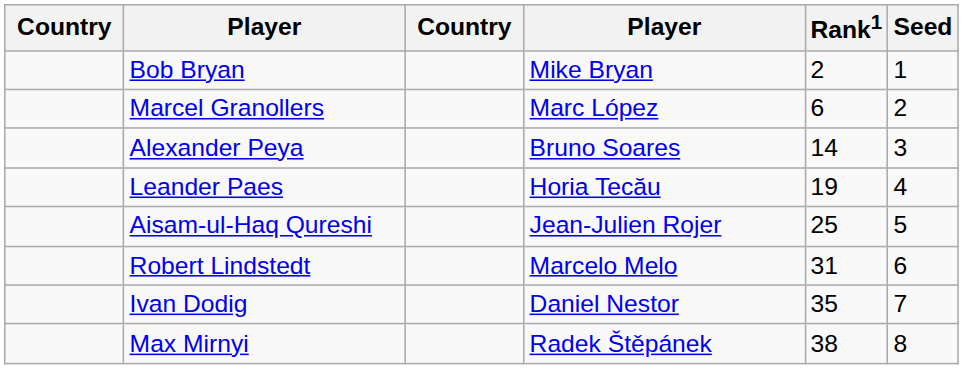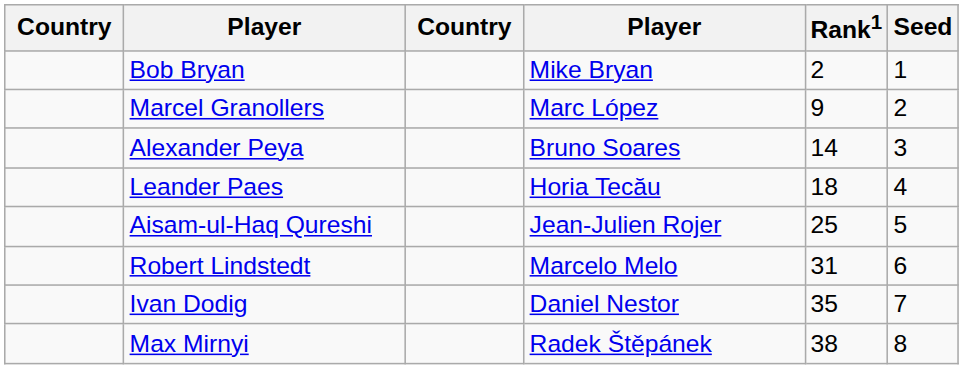(817, 108) 6 -> (817, 108) 9
(824, 187) 19 -> (824, 187) 18
